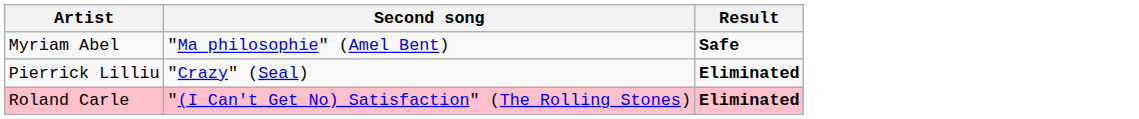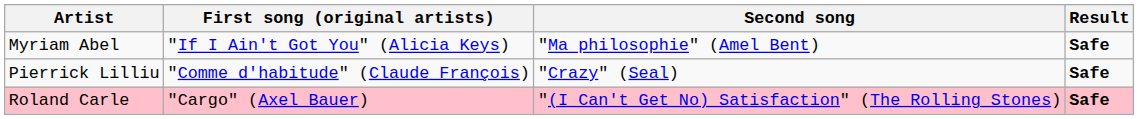+ column: (349, 18)
(749, 73) Eliminated -> (1089, 73) Safe
(749, 100) Eliminated -> (1089, 100) Safe
